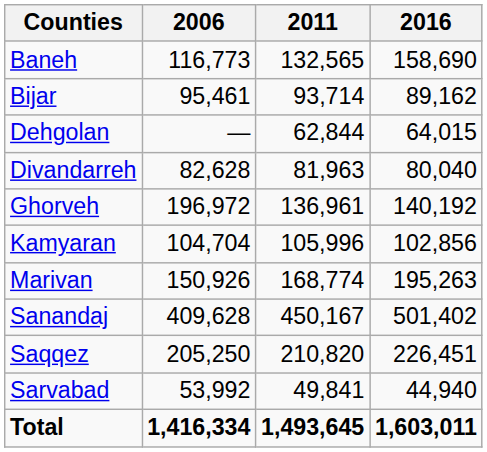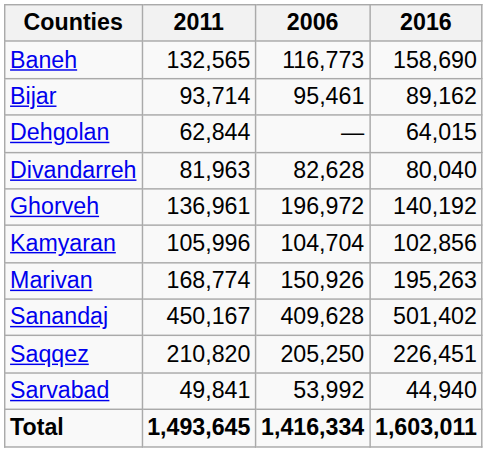columns swapped: (199, 22) <-> (313, 22)
